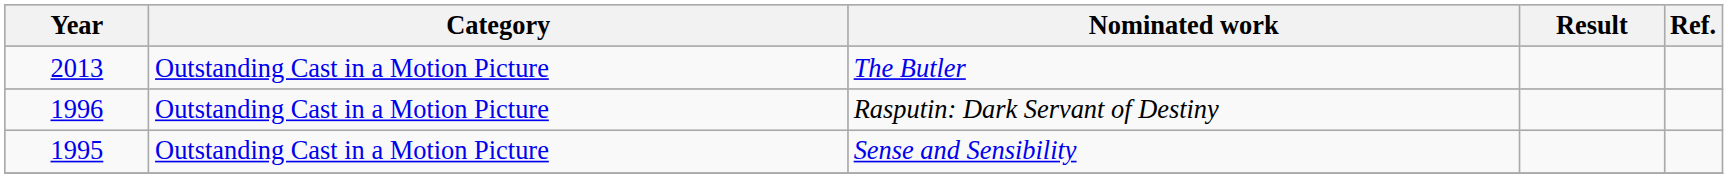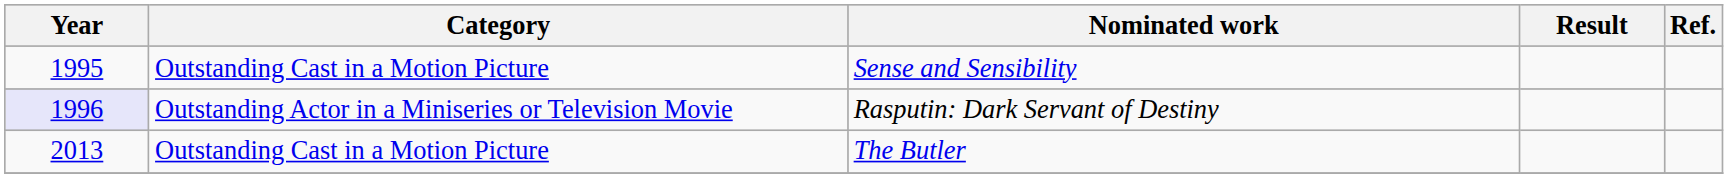rows swapped: (965, 151) <-> (910, 67)
(77, 109) no background -> (77, 109) lavender background
(352, 109) Outstanding Cast in a Motion Picture -> (444, 109) Outstanding Actor in a Miniseries or Television Movie
